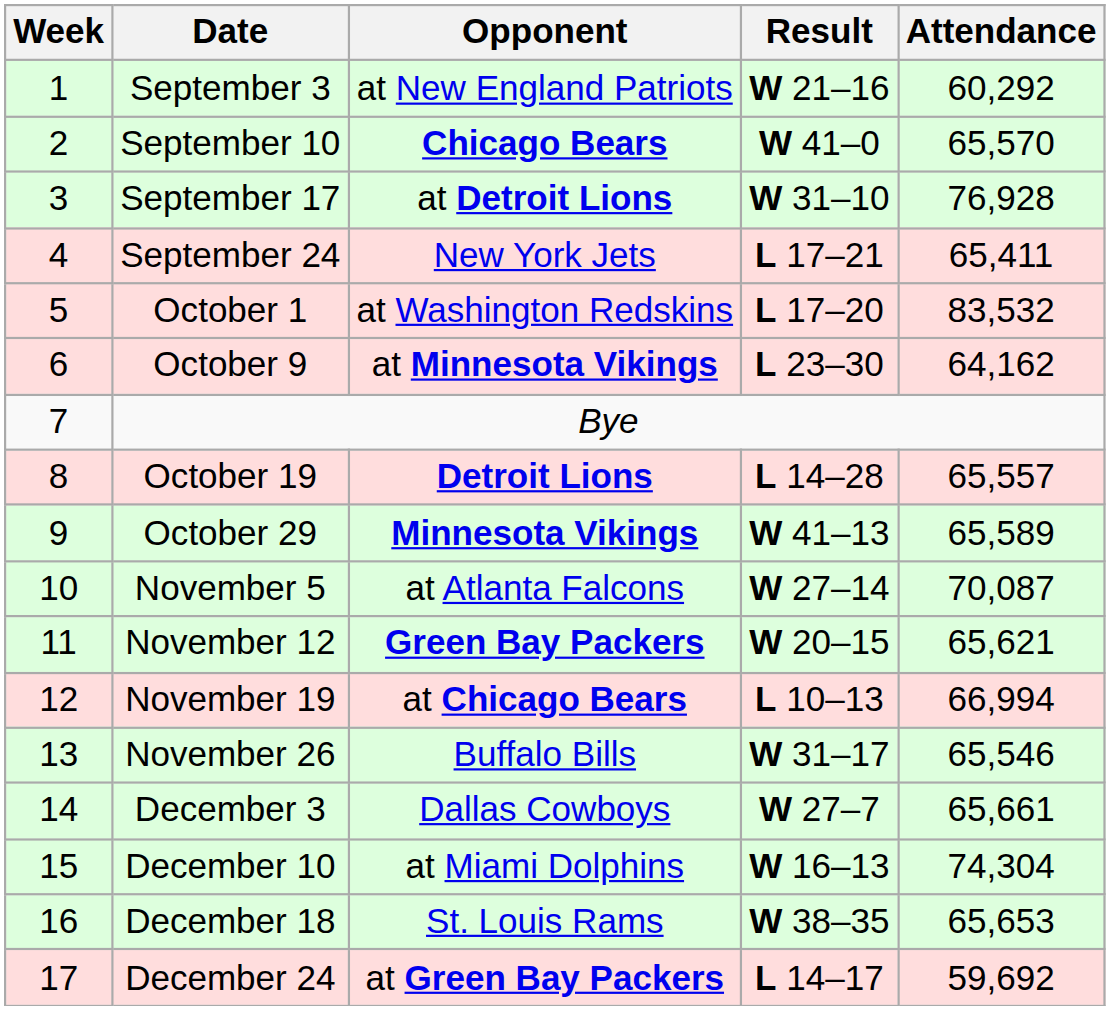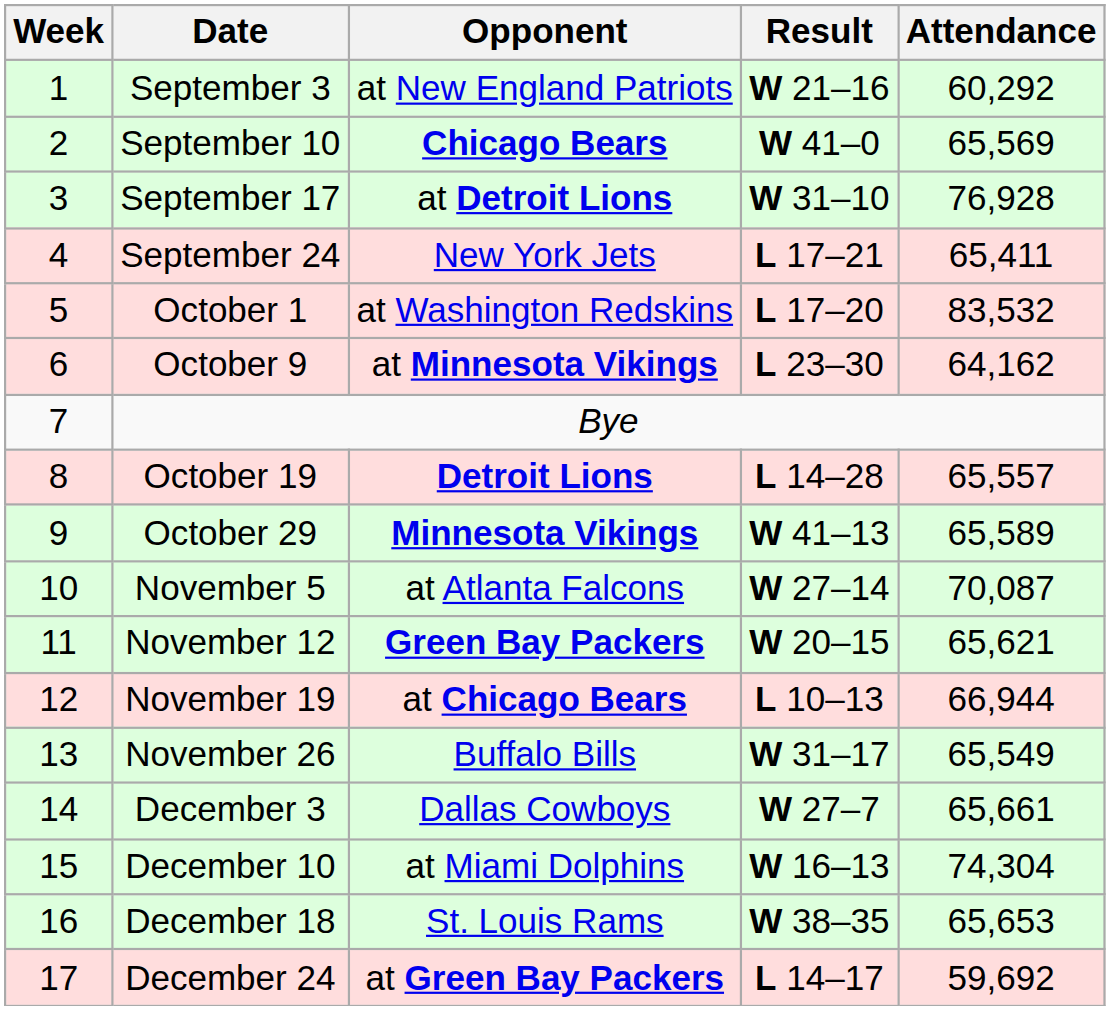(1001, 143) 65,570 -> (1001, 143) 65,569
(1001, 699) 66,994 -> (1001, 699) 66,944
(1001, 754) 65,546 -> (1001, 754) 65,549
